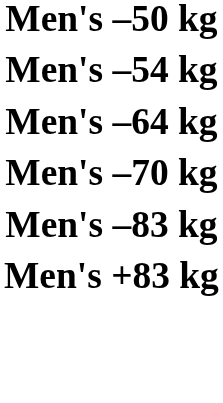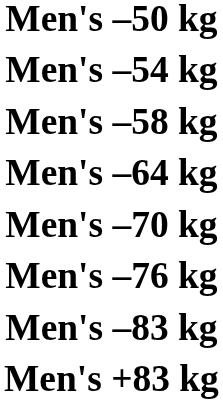+ row: (111, 121)
+ row: (111, 275)
